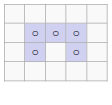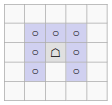+ row: (35, 52)
